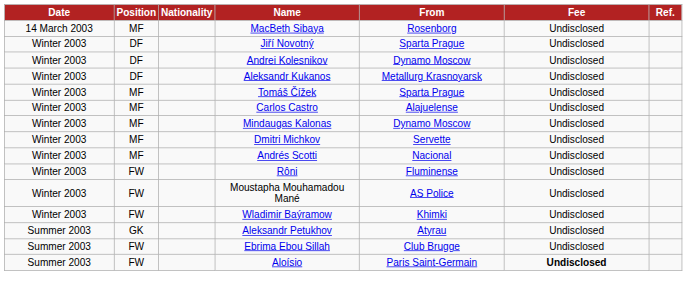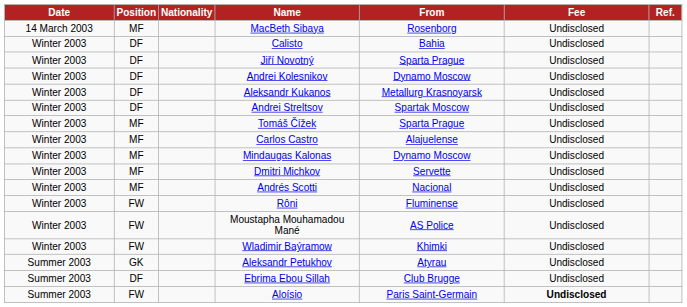+ row: (287, 45)
+ row: (287, 108)
(136, 247) FW -> (136, 279) DF
